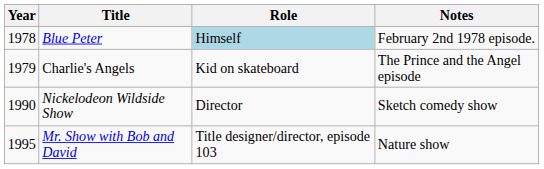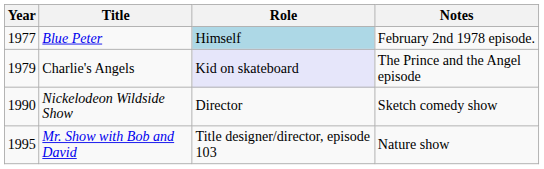(22, 37) 1978 -> (22, 37) 1977
(247, 68) no background -> (247, 68) lavender background
